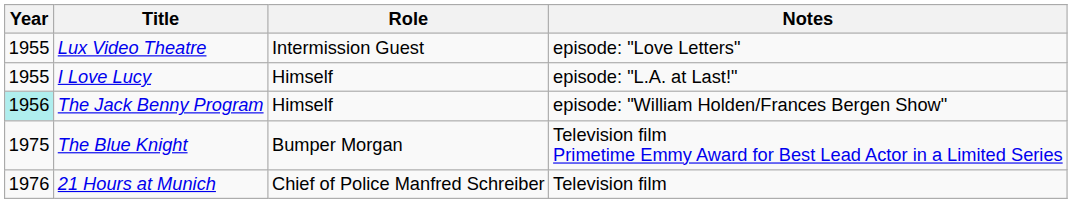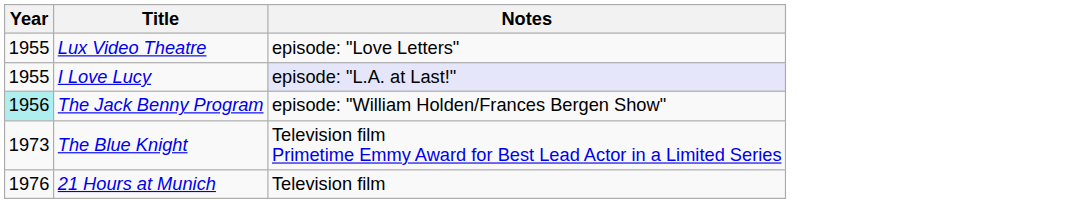- column: (408, 18)
(645, 76) no background -> (364, 76) lavender background
(29, 144) 1975 -> (29, 144) 1973
